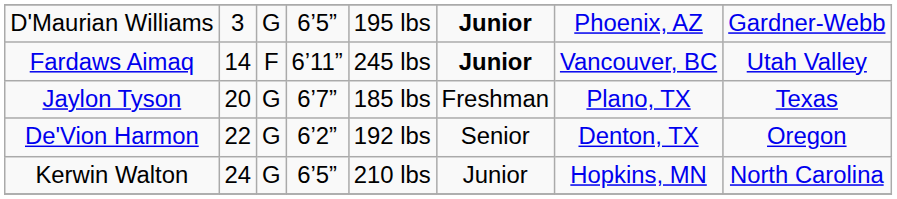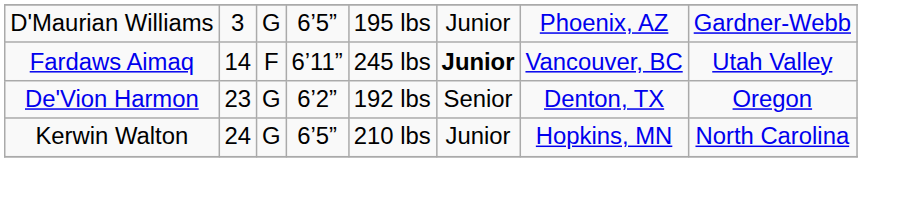(495, 23) bold -> (478, 23) normal
- row: (112, 99)
(238, 136) 22 -> (238, 99) 23
